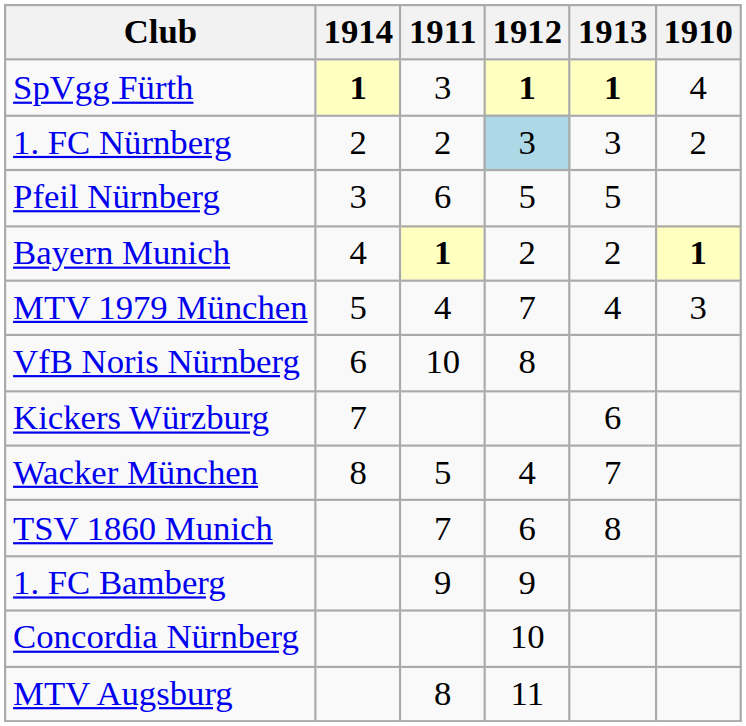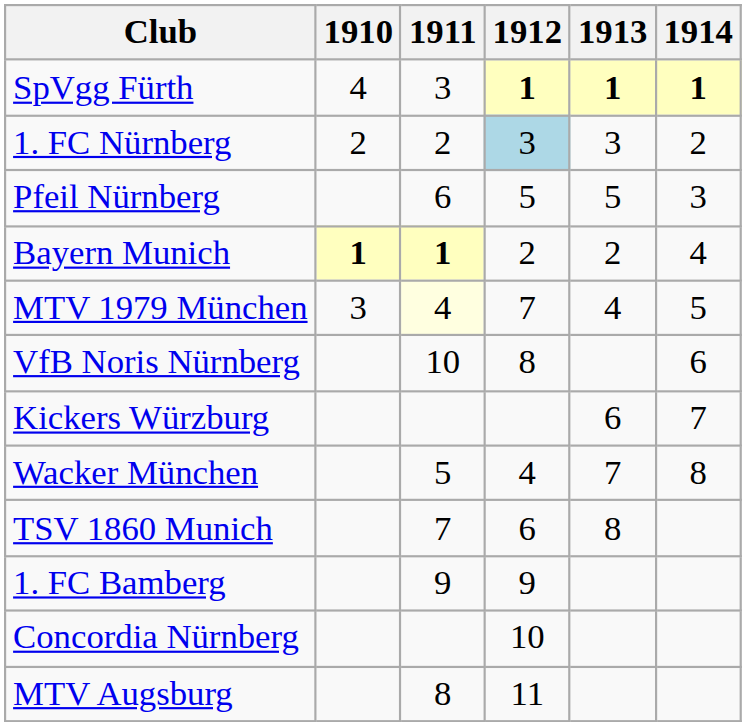columns swapped: (698, 32) <-> (358, 32)
(443, 307) no background -> (443, 307) lightyellow background
